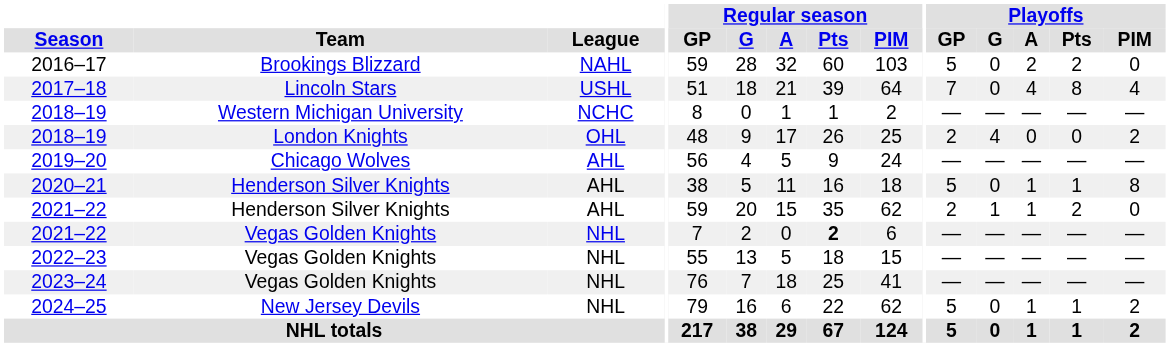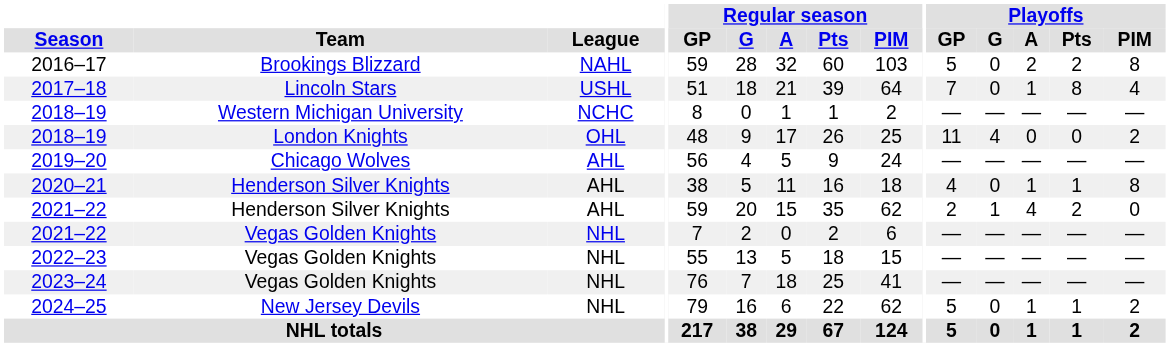(1135, 64) 0 -> (1135, 64) 8
(1031, 88) 4 -> (1031, 88) 1
(951, 136) 2 -> (951, 136) 11
(951, 185) 5 -> (951, 185) 4
(1031, 209) 1 -> (1031, 209) 4
(833, 233) bold -> (833, 233) normal
